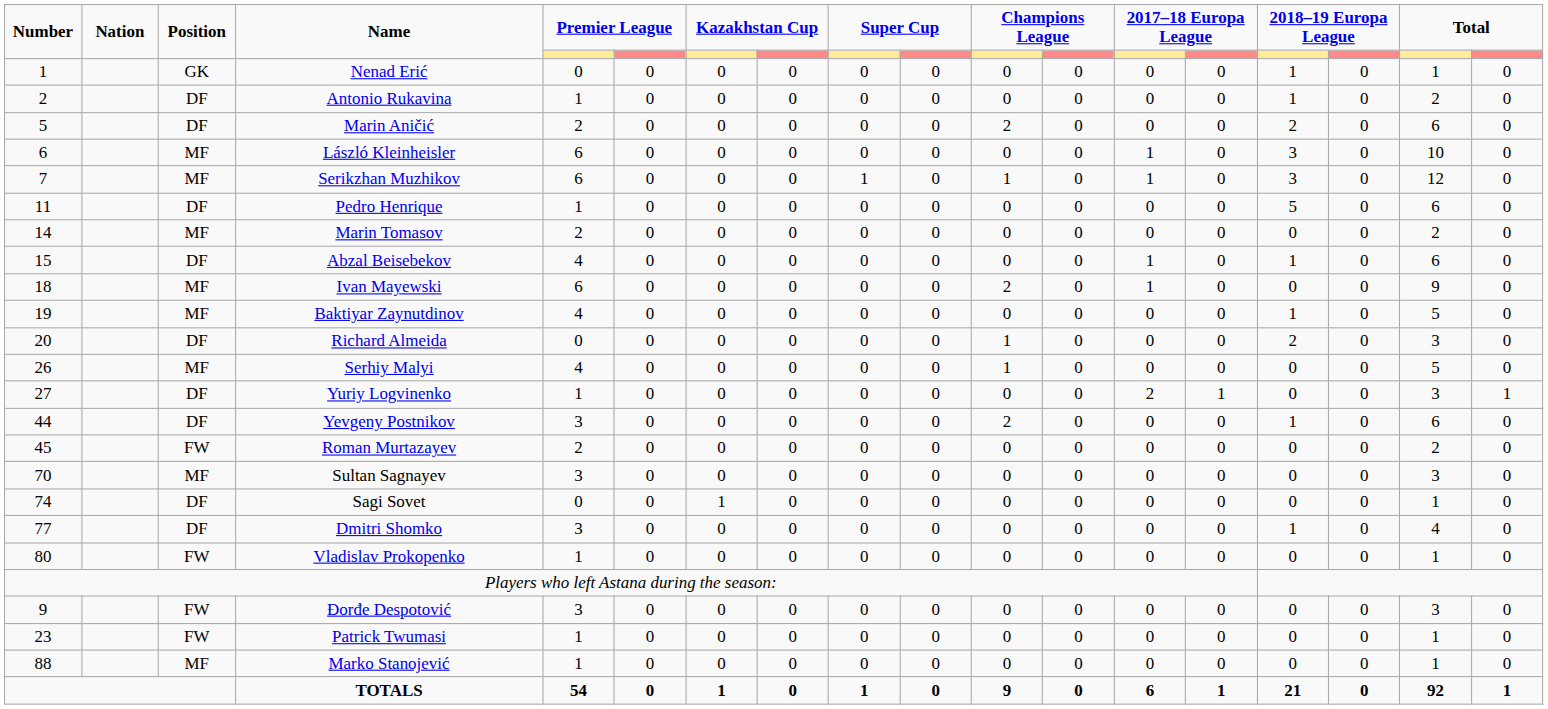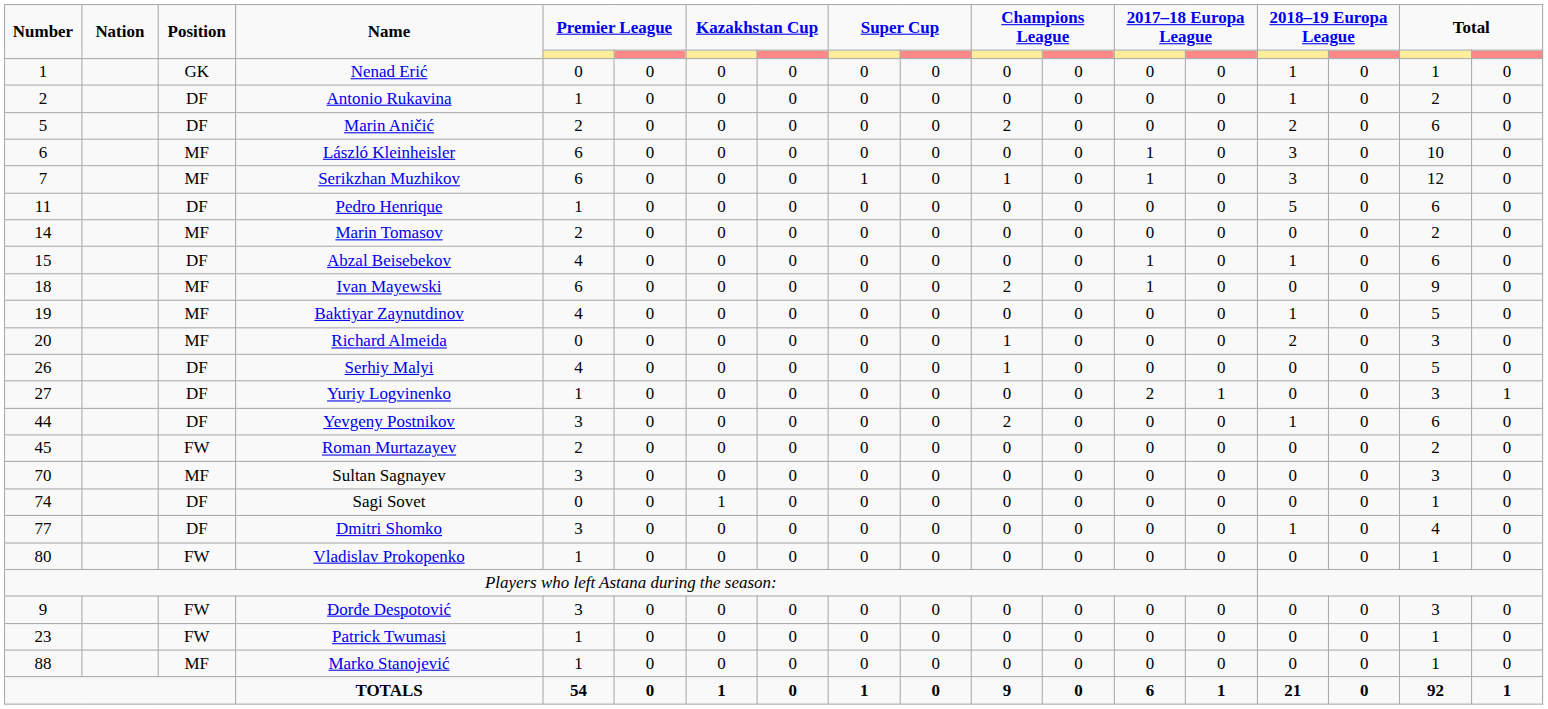(197, 340) DF -> (197, 340) MF
(197, 367) MF -> (197, 367) DF
